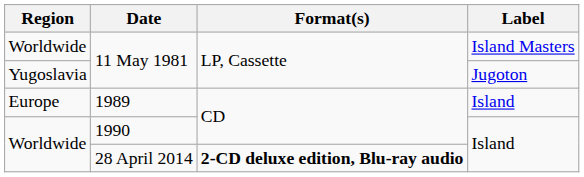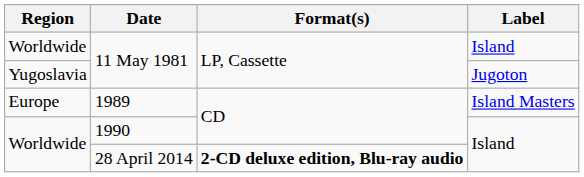(523, 46) Island Masters -> (493, 46) Island
(493, 102) Island -> (523, 102) Island Masters
